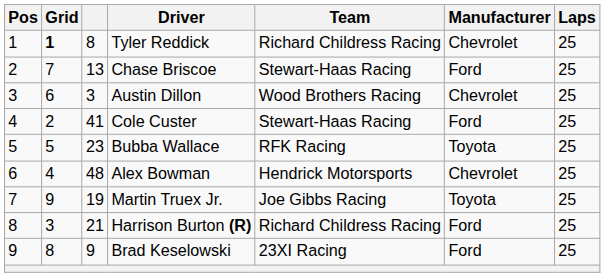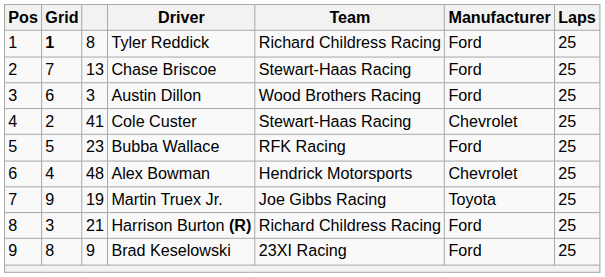(483, 43) Chevrolet -> (465, 43) Ford
(483, 95) Chevrolet -> (465, 95) Ford
(465, 121) Ford -> (483, 121) Chevrolet
(472, 147) Toyota -> (465, 147) Ford
